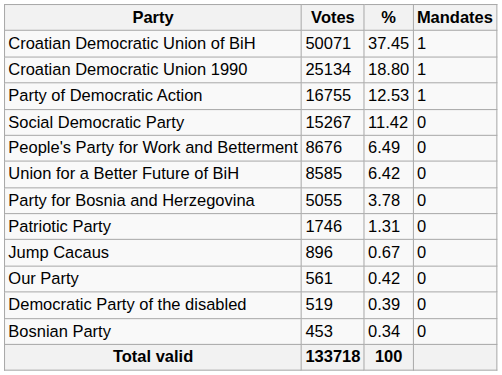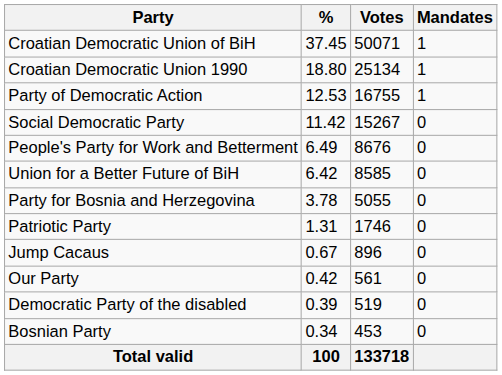columns swapped: (333, 17) <-> (389, 17)
